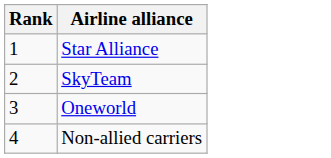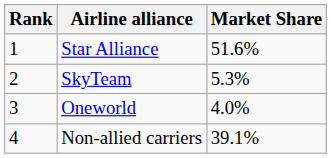+ column: (266, 19)
